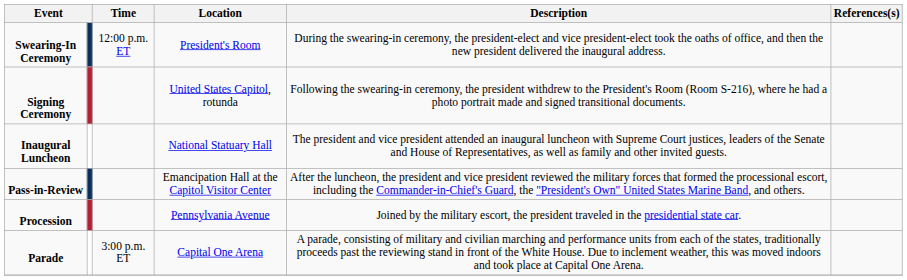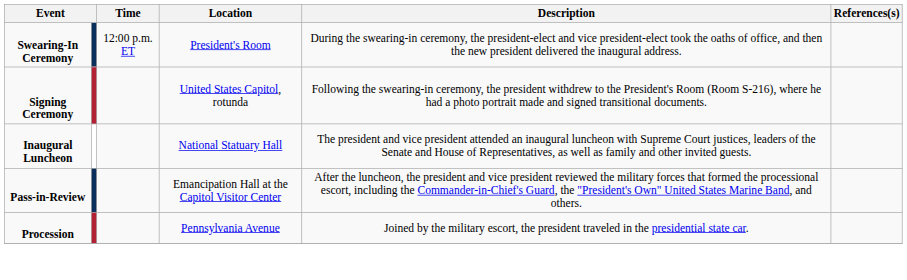- row: (46, 259)
